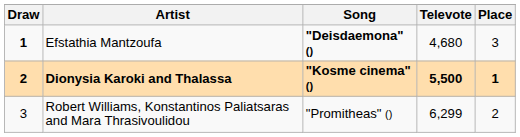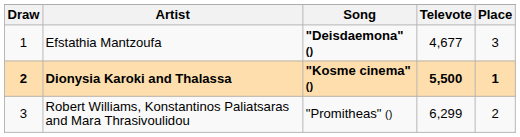(23, 43) bold -> (23, 43) normal
(446, 43) 4,680 -> (446, 43) 4,677
